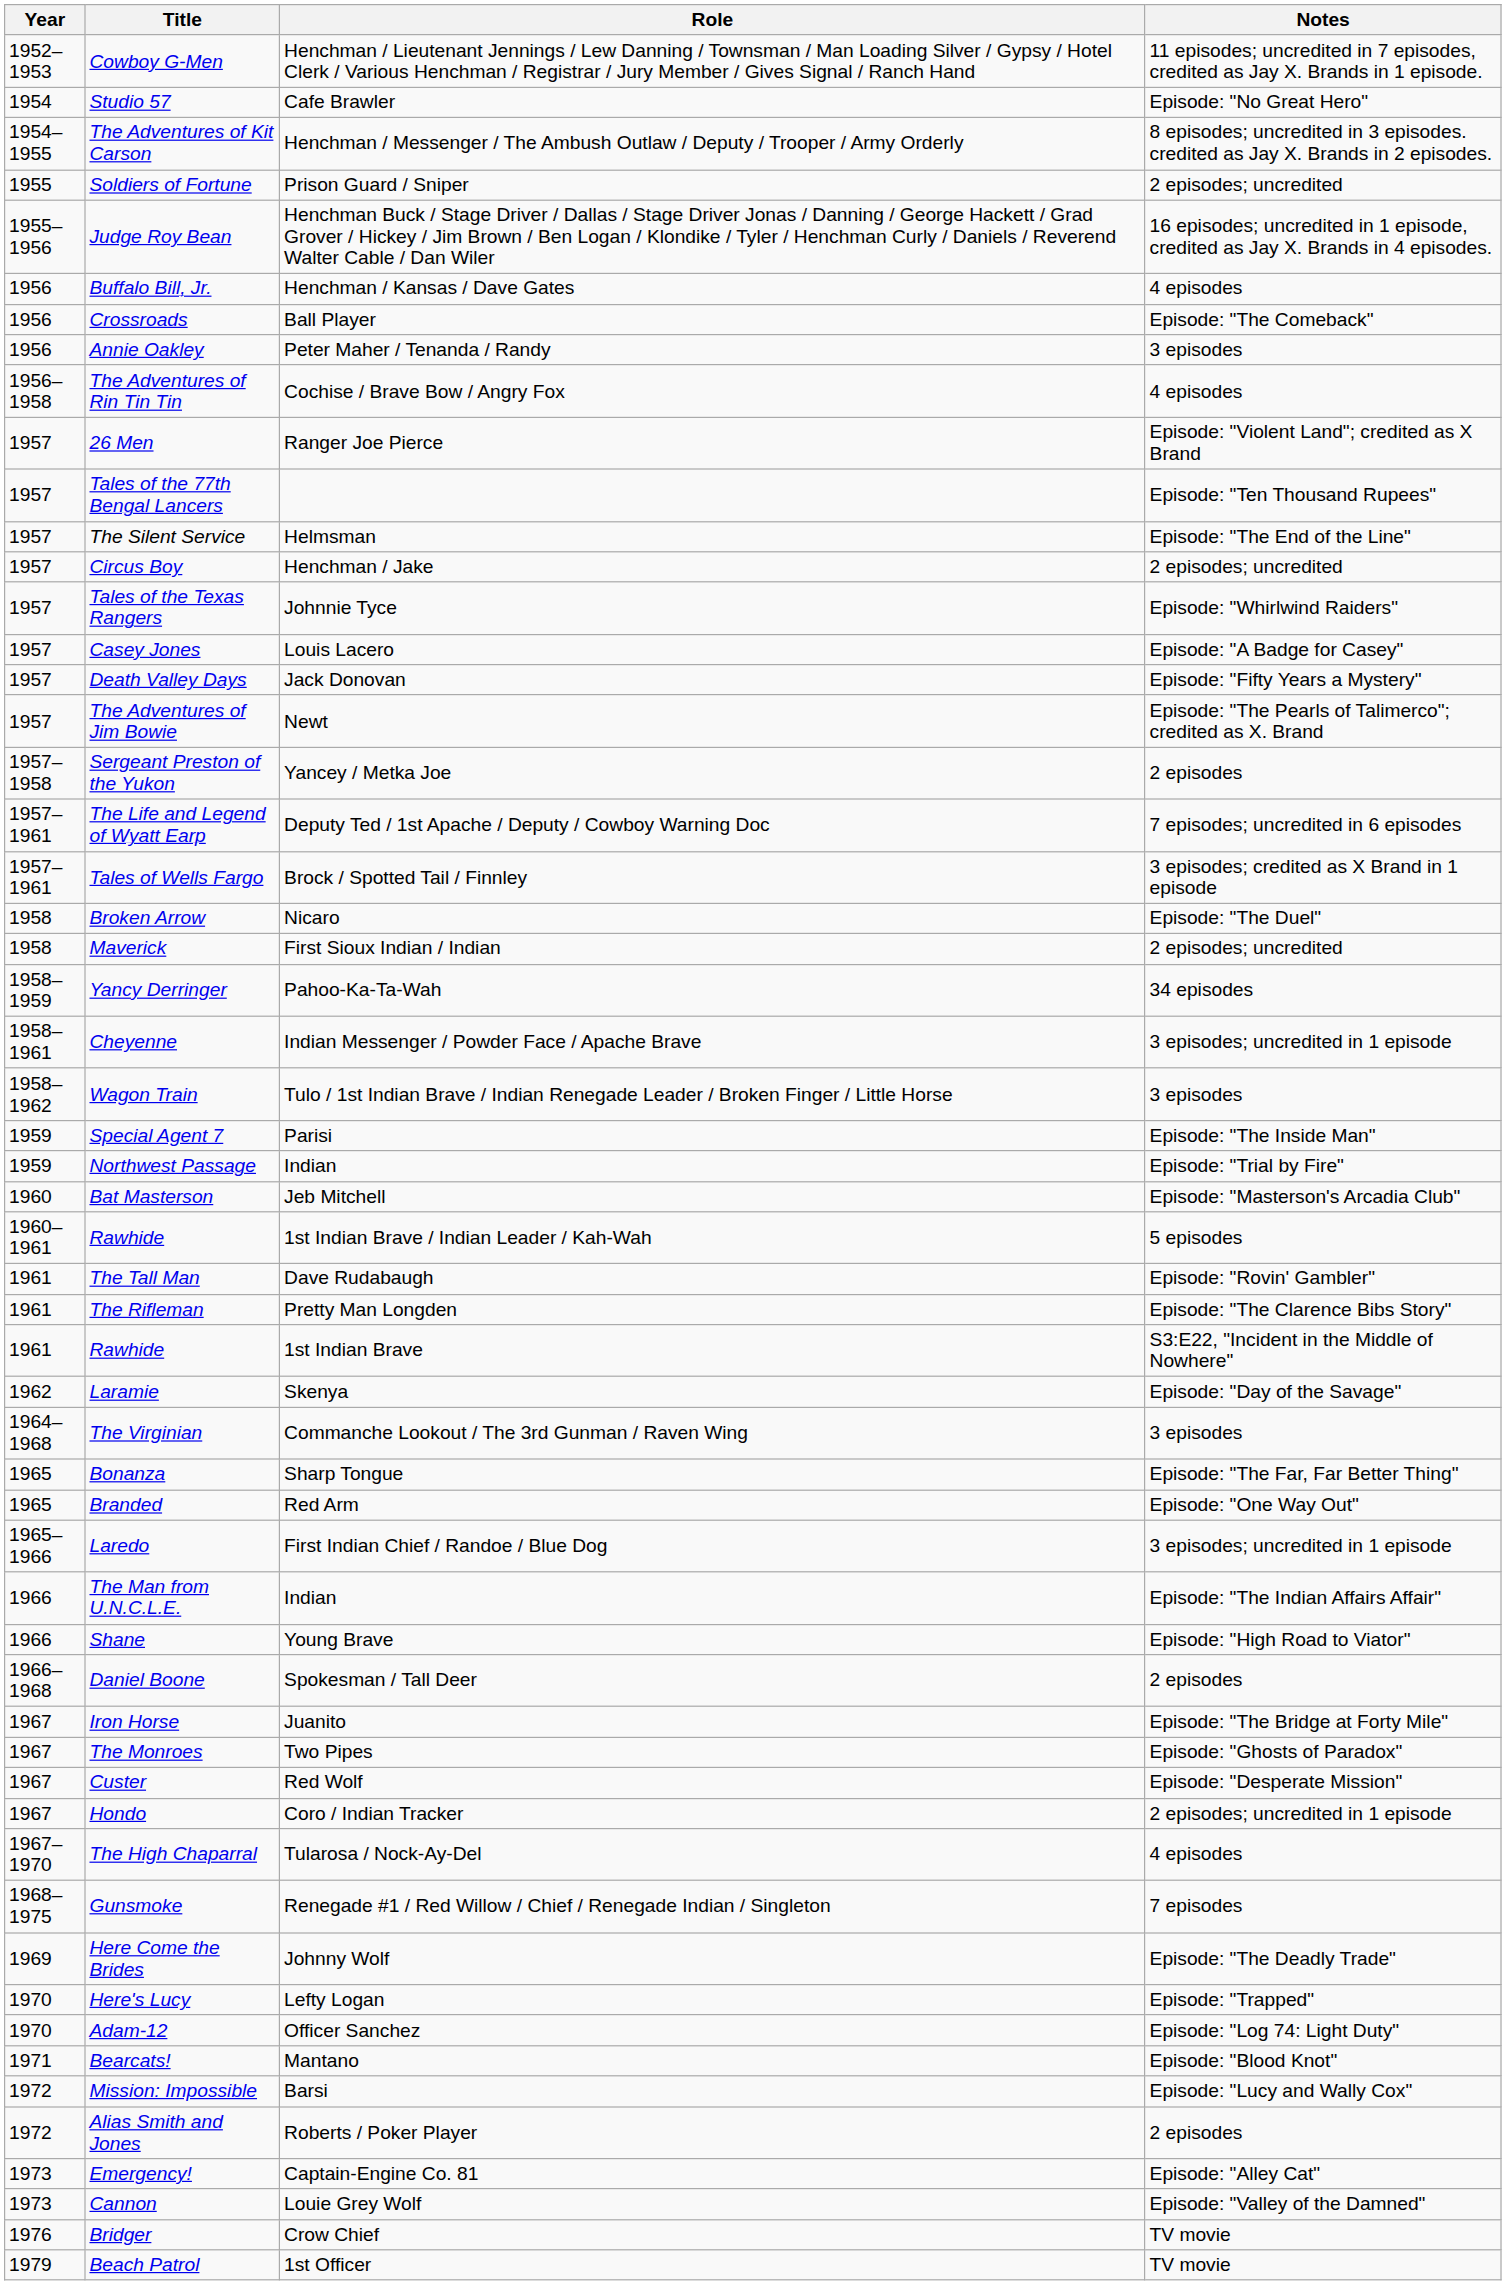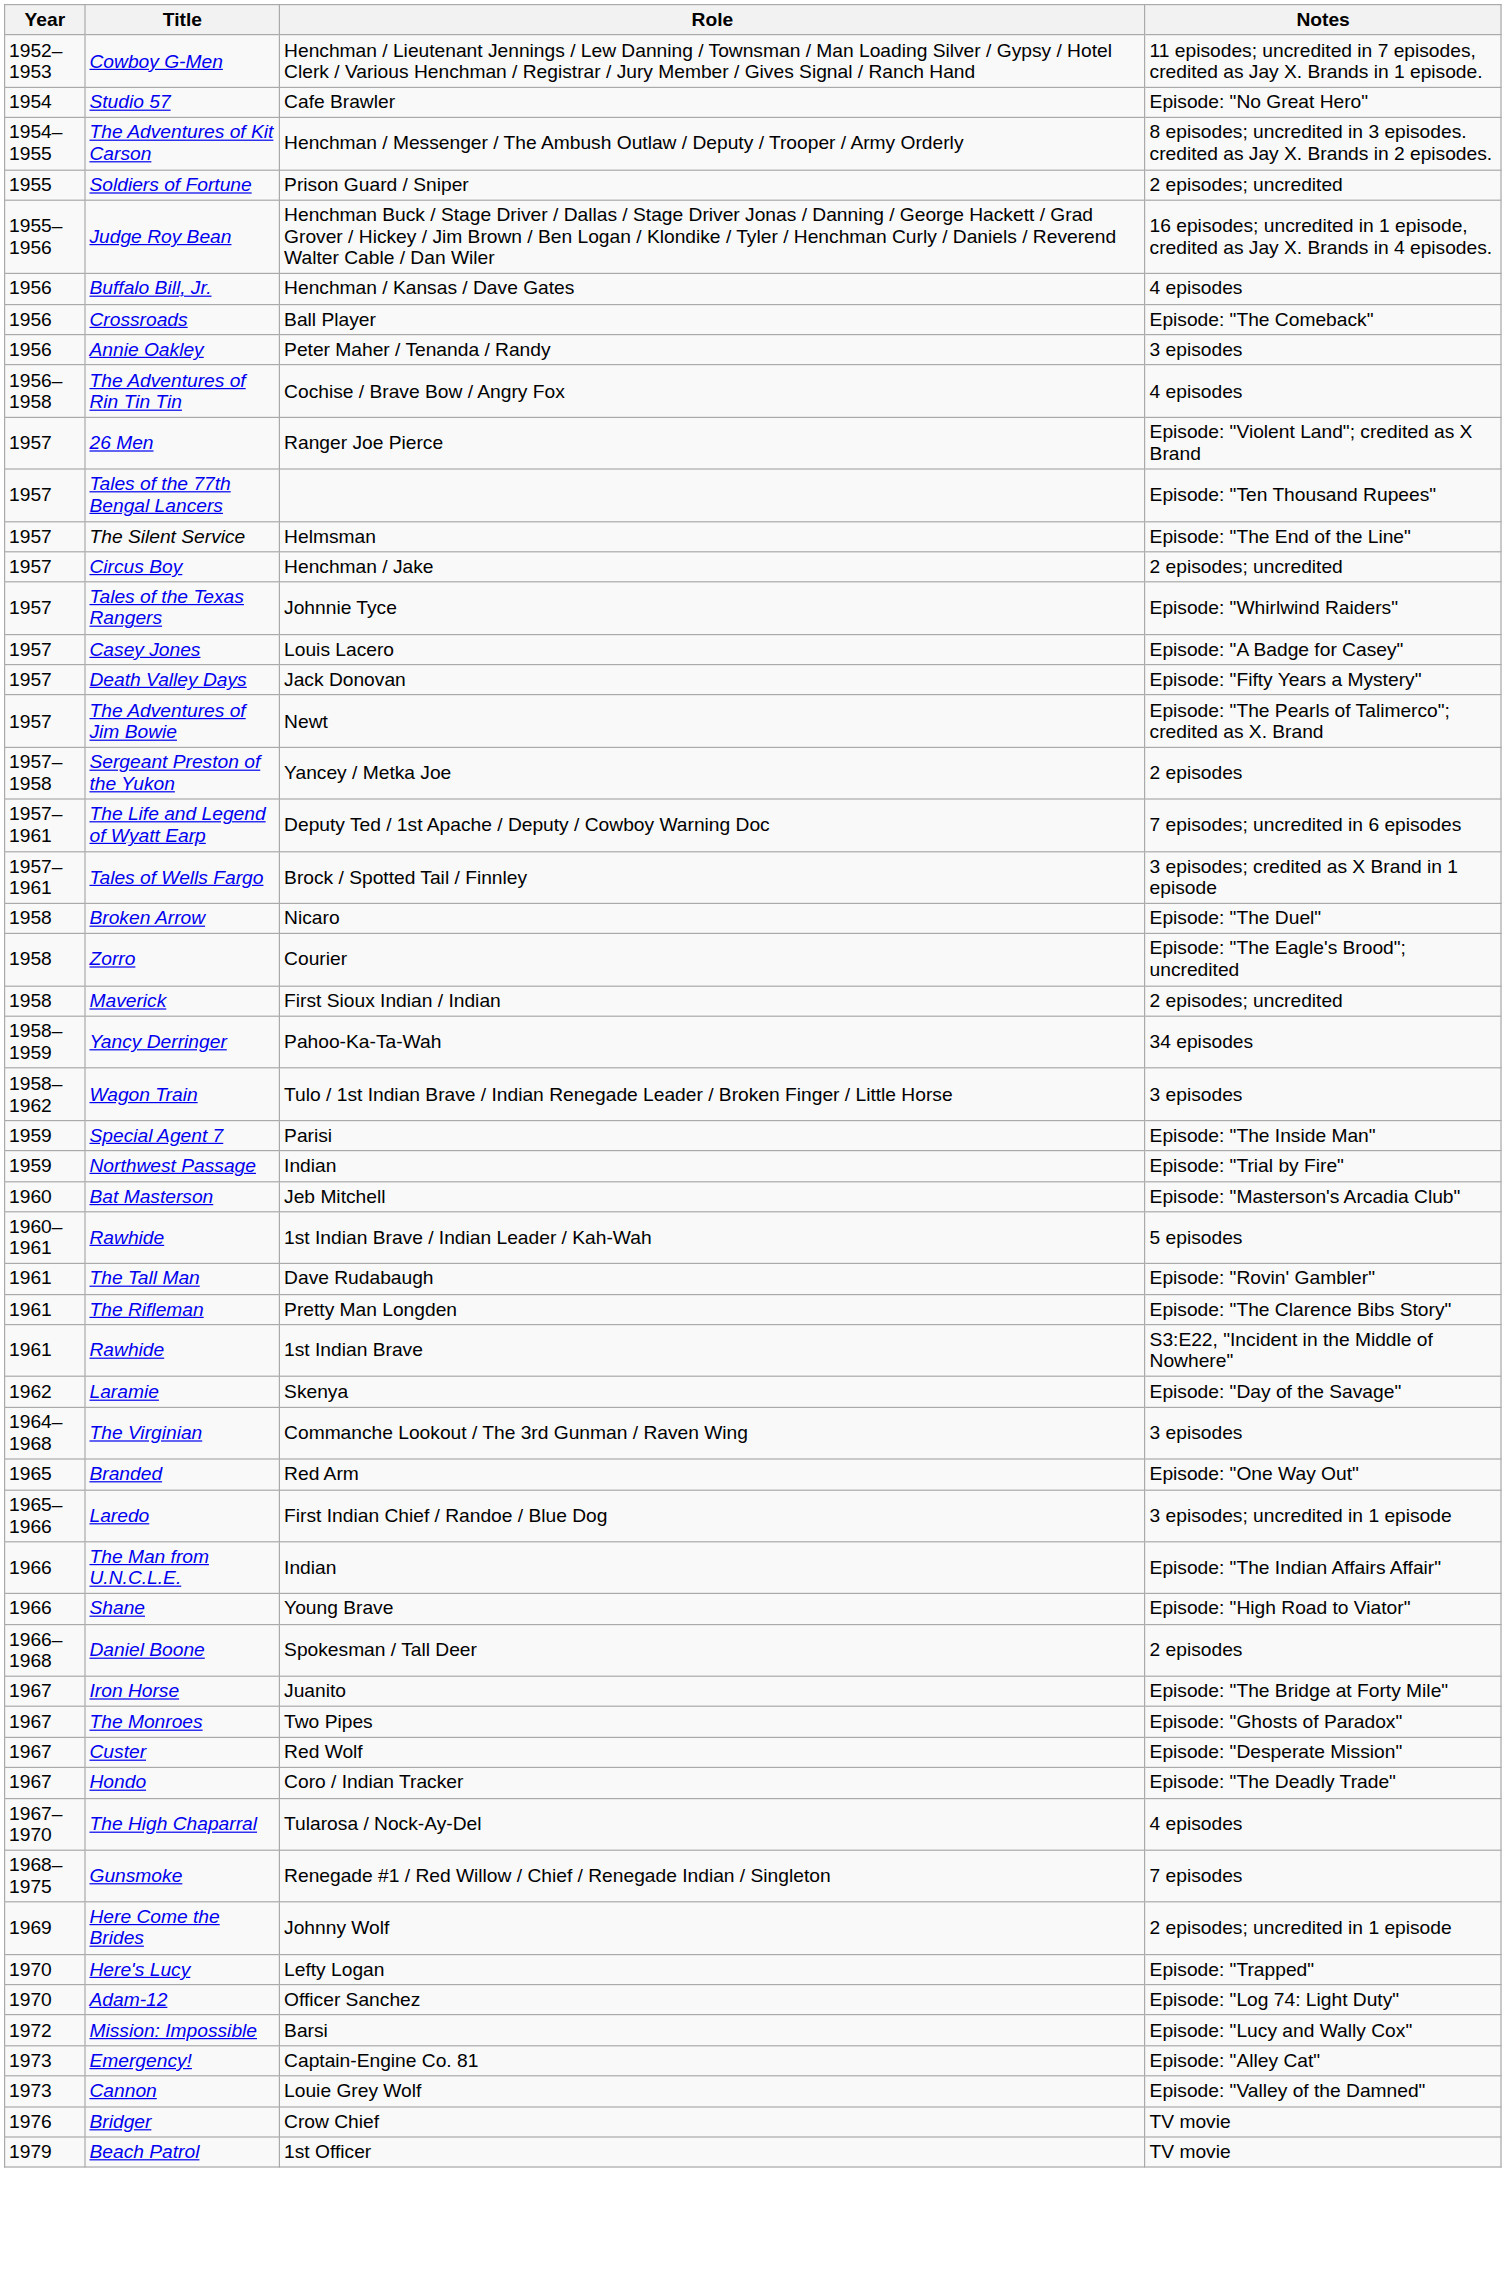+ row: (112, 959)
- row: (133, 1042)
- row: (127, 1474)
(1301, 1813) 2 episodes; uncredited in 1 episode -> (1273, 1782) Episode: "The Deadly Trade"
(1273, 1958) Episode: "The Deadly Trade" -> (1301, 1928) 2 episodes; uncredited in 1 episode
- row: (130, 2060)
- row: (156, 2132)
